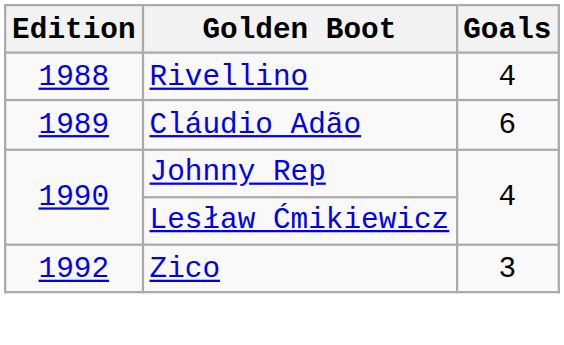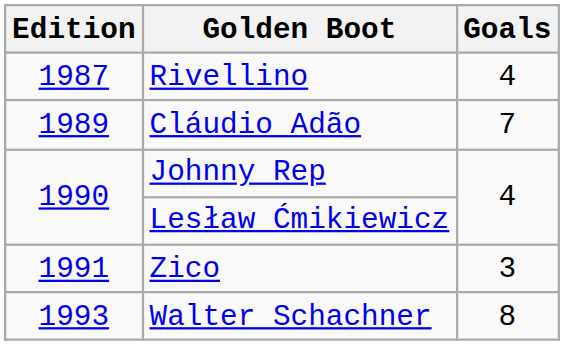(74, 77) 1988 -> (74, 77) 1987
(507, 125) 6 -> (507, 125) 7
(74, 268) 1992 -> (74, 268) 1991
+ row: (291, 316)
